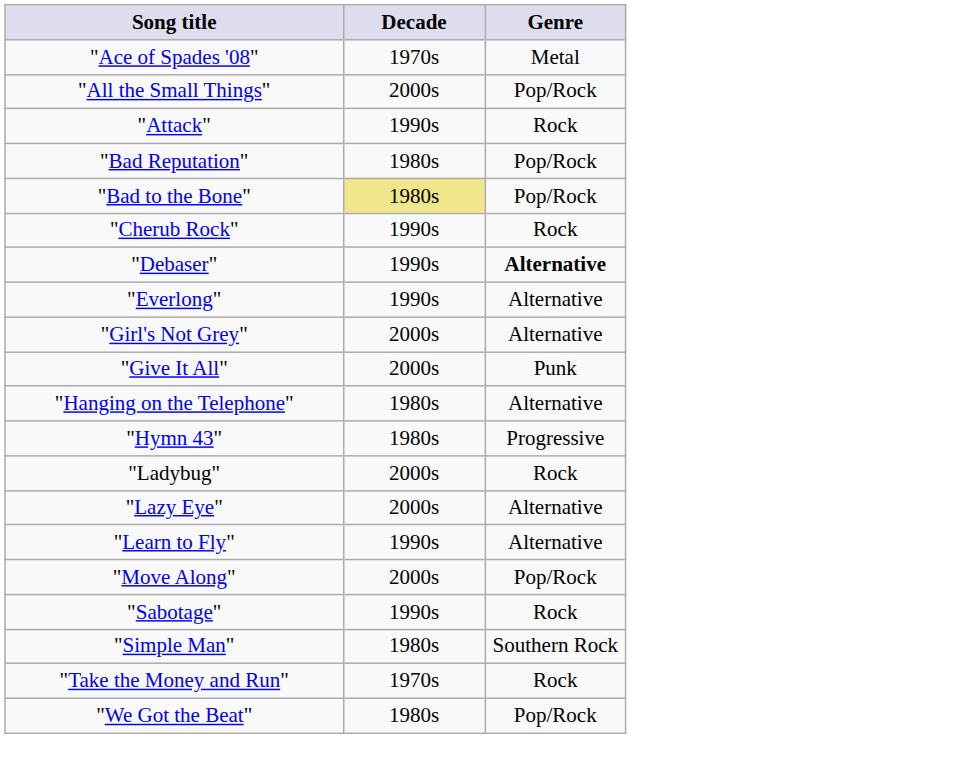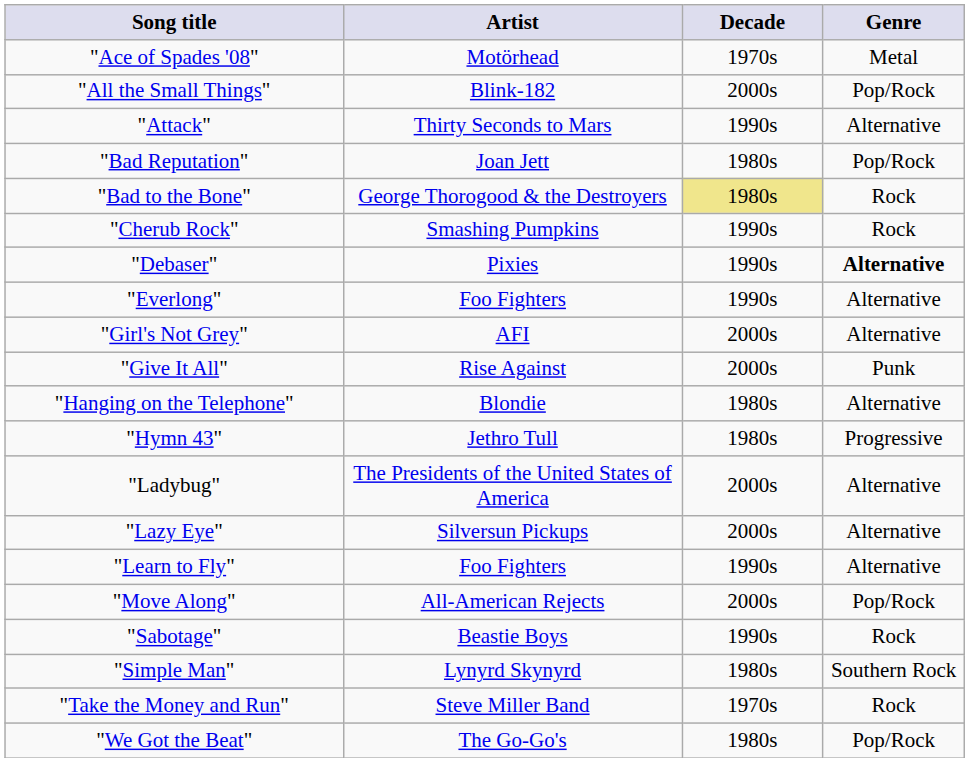+ column: (513, 21)
(555, 125) Rock -> (894, 125) Alternative
(555, 195) Pop/Rock -> (894, 195) Rock
(555, 472) Rock -> (894, 485) Alternative
